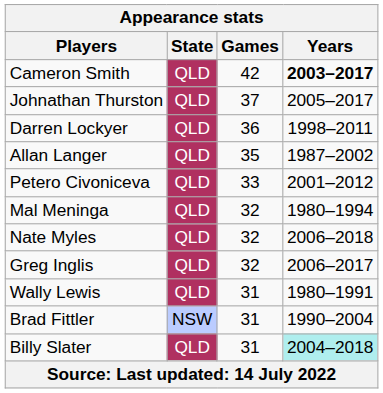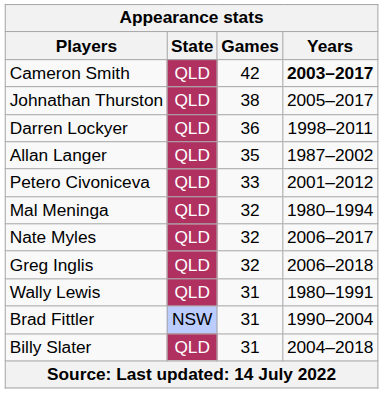(250, 100) 37 -> (250, 100) 38
(330, 237) 2006–2018 -> (330, 237) 2006–2017
(330, 264) 2006–2017 -> (330, 264) 2006–2018
(330, 347) paleturquoise background -> (330, 347) no background
